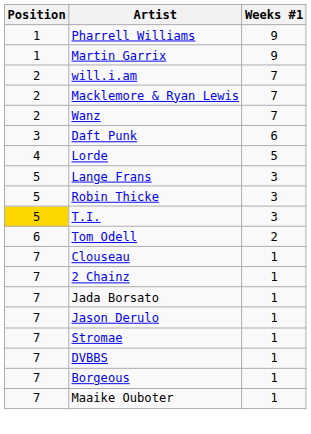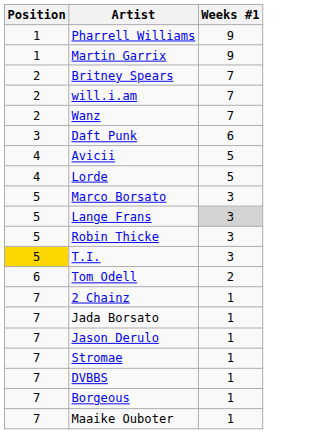+ row: (122, 75)
- row: (155, 95)
+ row: (93, 156)
+ row: (119, 196)
(274, 176) no background -> (230, 216) lightgrey background
- row: (101, 256)
